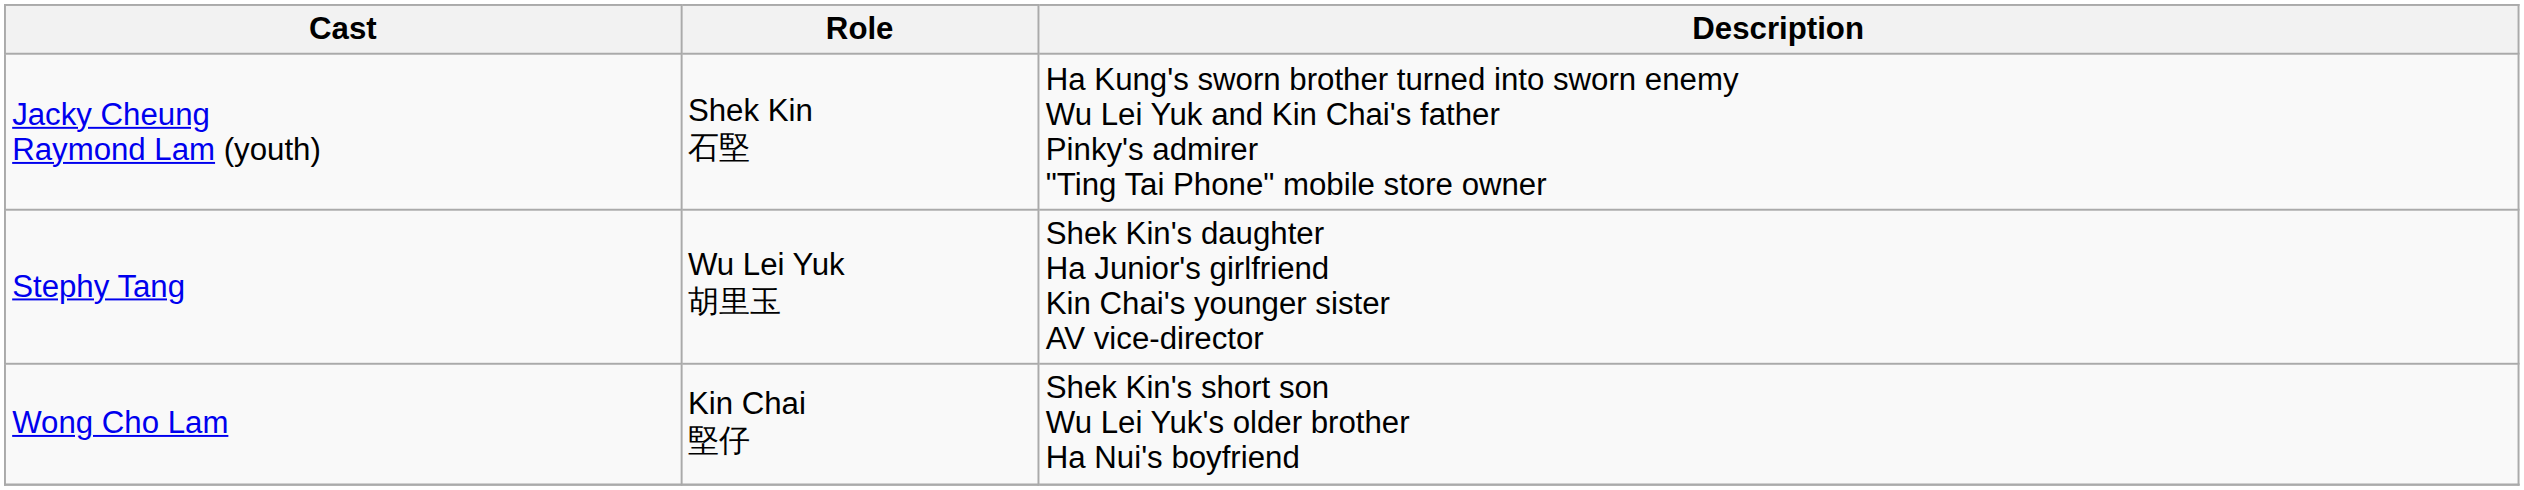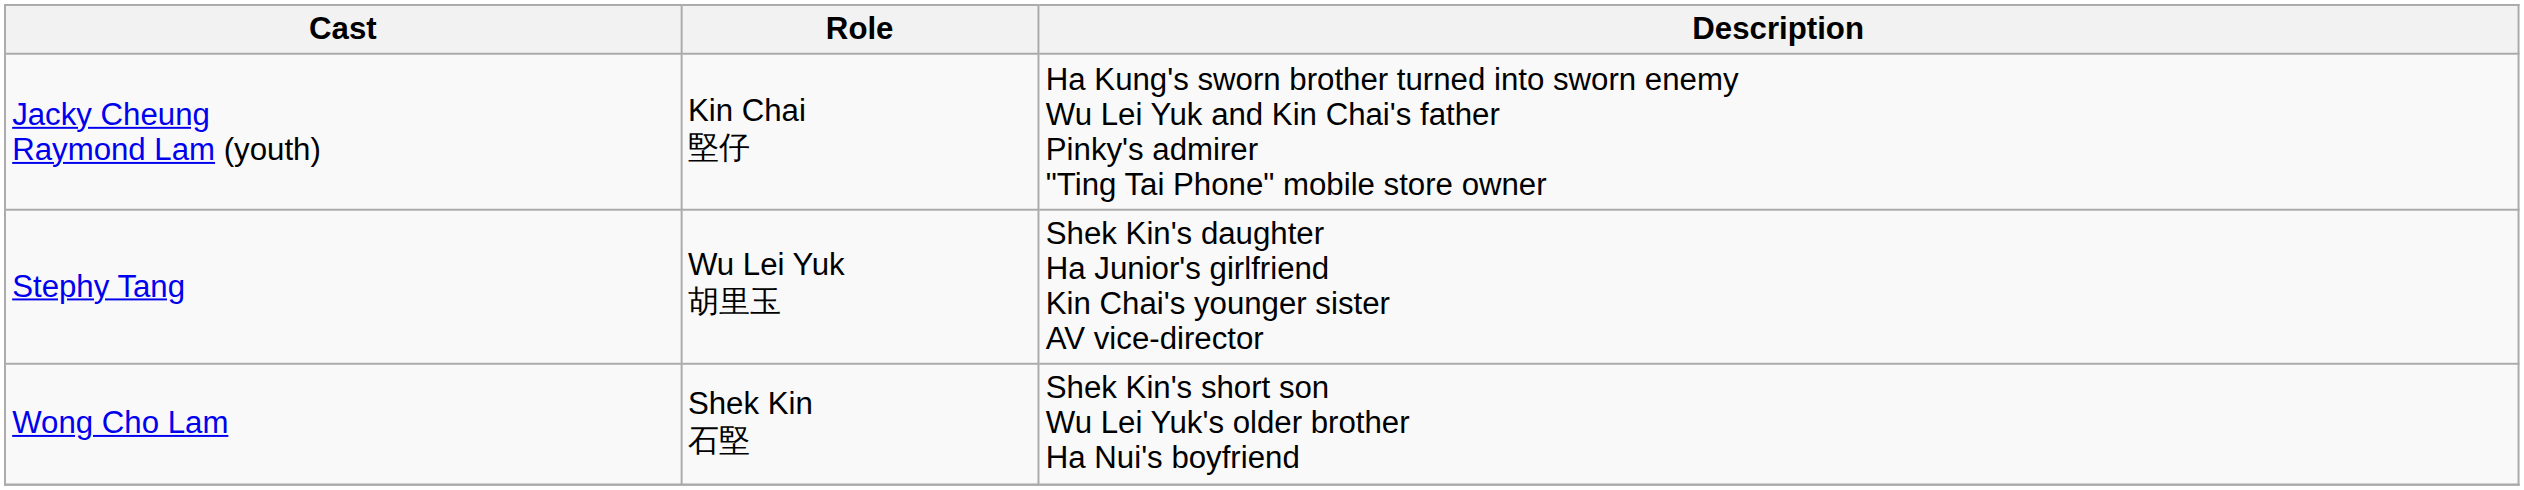(750, 129) Shek Kin 石堅 -> (747, 129) Kin Chai 堅仔
(747, 421) Kin Chai 堅仔 -> (750, 421) Shek Kin 石堅
